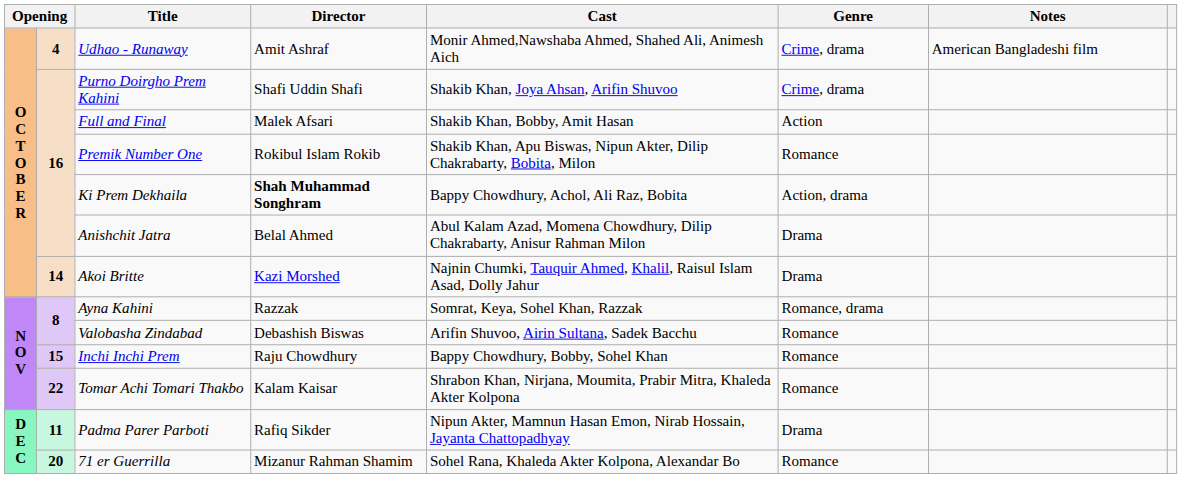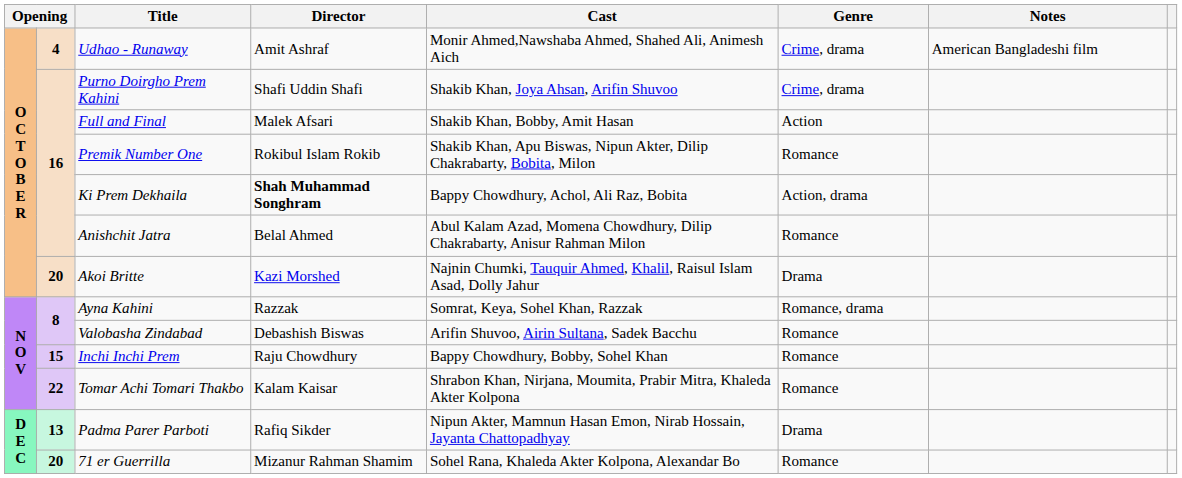(802, 235) Drama -> (810, 235) Romance
(56, 276) 14 -> (56, 276) 20
(56, 429) 11 -> (56, 429) 13
